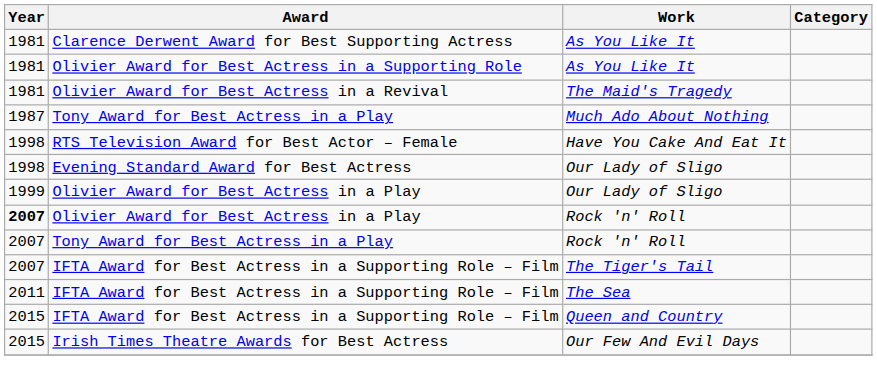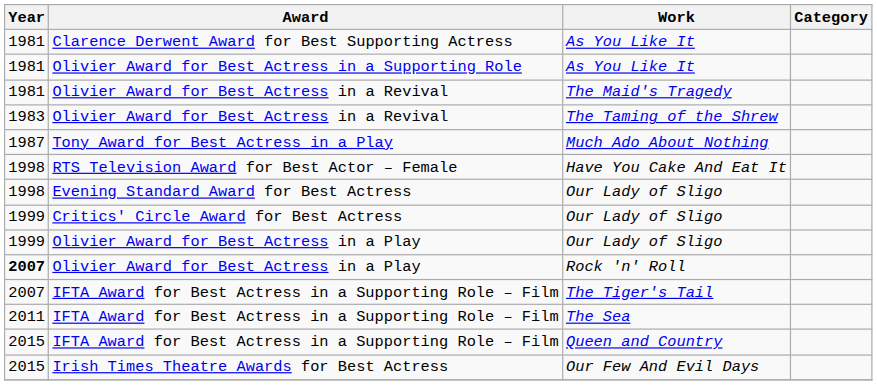+ row: (250, 117)
+ row: (227, 217)
- row: (223, 242)
